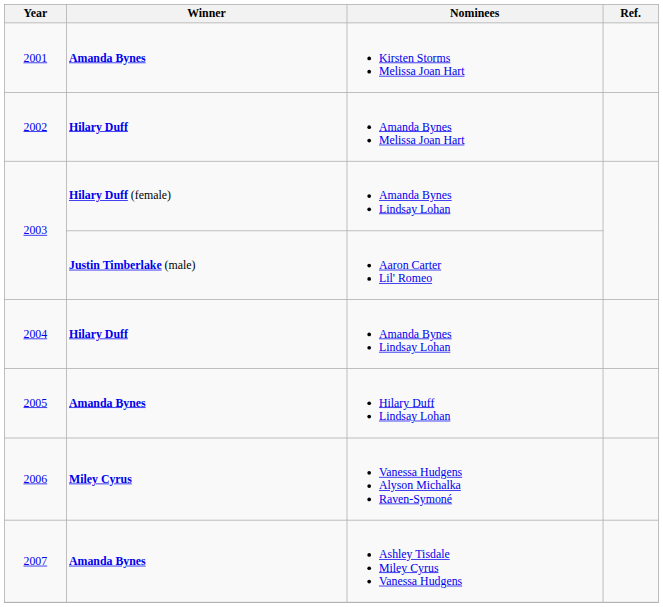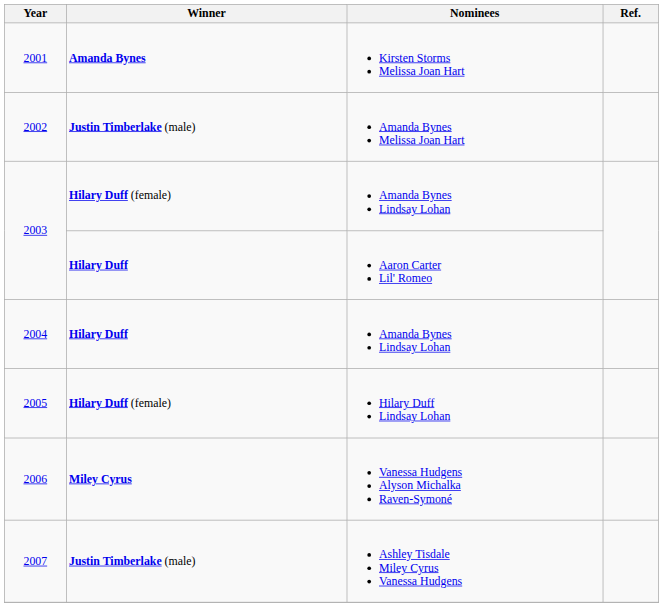(98, 126) Hilary Duff -> (132, 126) Justin Timberlake (male)
(132, 265) Justin Timberlake (male) -> (98, 265) Hilary Duff
(107, 403) Amanda Bynes -> (120, 403) Hilary Duff (female)
(107, 561) Amanda Bynes -> (132, 561) Justin Timberlake (male)
